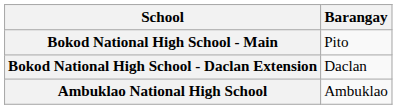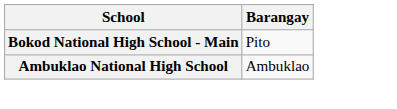- row: (163, 67)
